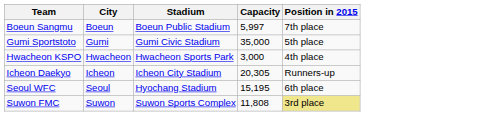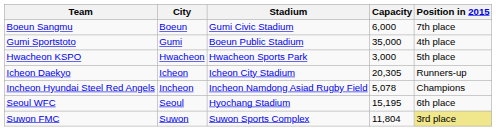(183, 27) Boeun Public Stadium -> (251, 27) Gumi Civic Stadium
(252, 27) 5,997 -> (384, 27) 6,000
(178, 42) Gumi Civic Stadium -> (256, 42) Boeun Public Stadium
(304, 42) 5th place -> (436, 42) 4th place
(304, 57) 4th place -> (436, 57) 5th place
+ row: (81, 88)
(255, 103) 11,808 -> (386, 118) 11,804
